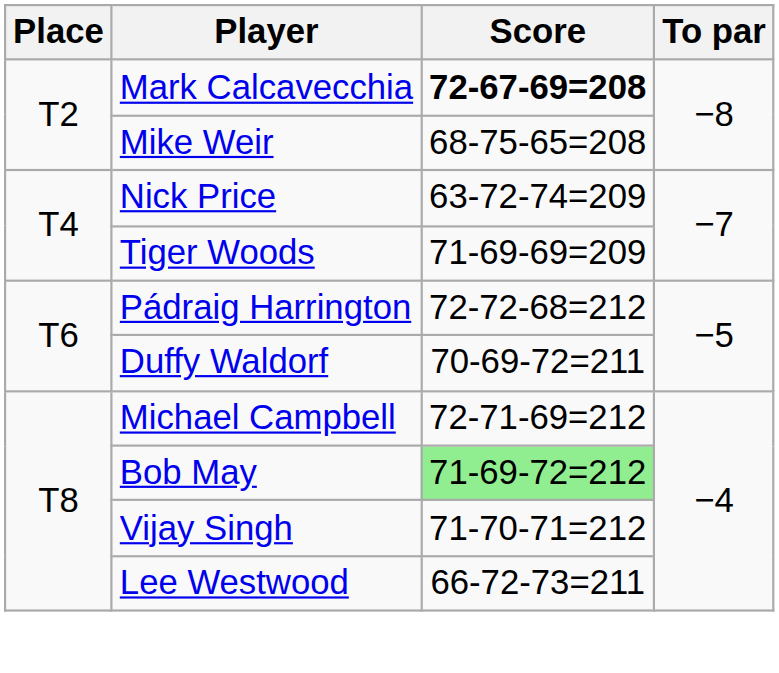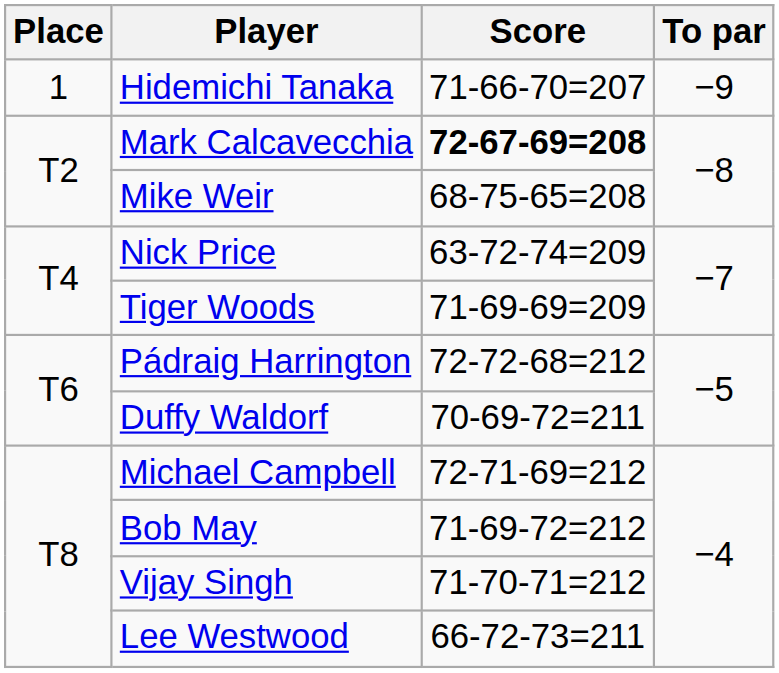+ row: (257, 87)
(538, 472) lightgreen background -> (538, 527) no background
